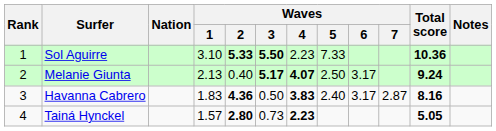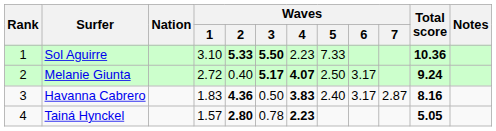(210, 75) 2.13 -> (210, 75) 2.72
(271, 116) 0.73 -> (271, 116) 0.78
